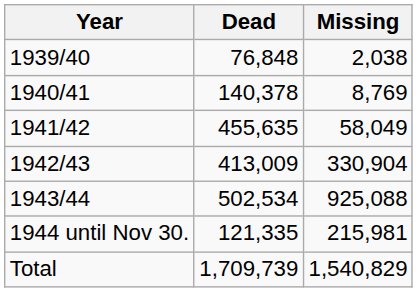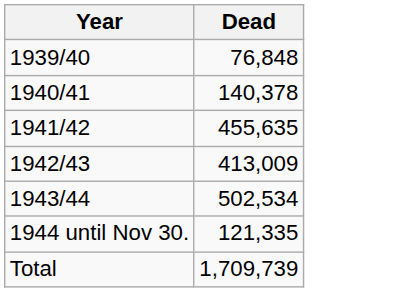- column: (358, 22)
